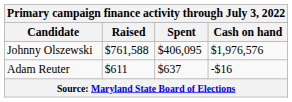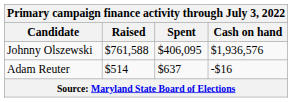(237, 50) $1,976,576 -> (237, 50) $1,936,576
(116, 69) $611 -> (116, 69) $514
